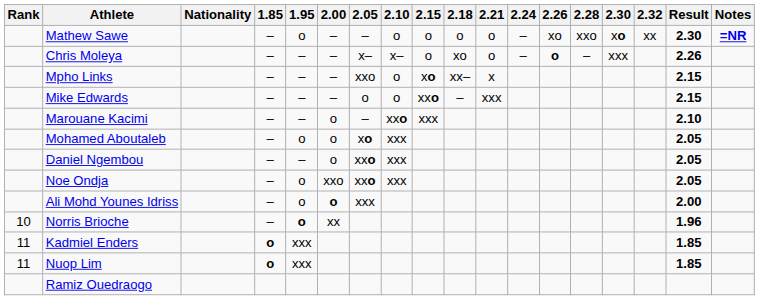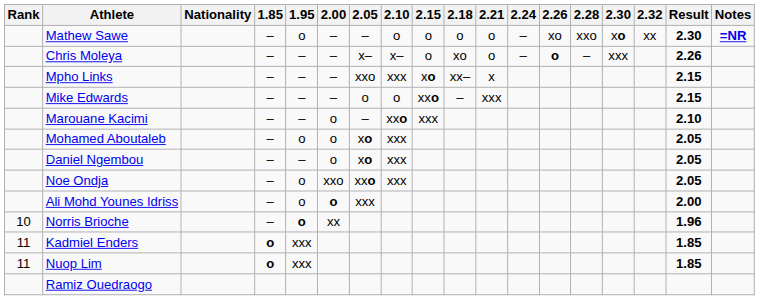(397, 77) o -> (397, 77) xxx
(365, 160) xxo -> (365, 160) xo
